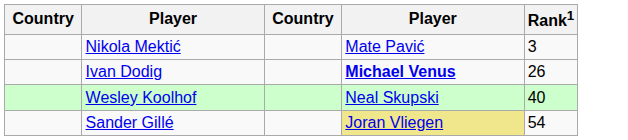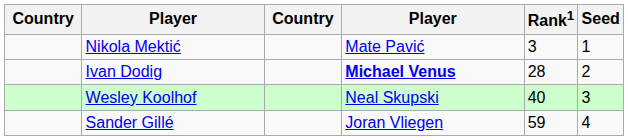+ column: (601, 19)
(537, 72) 26 -> (537, 72) 28
(394, 123) khaki background -> (394, 123) no background
(537, 123) 54 -> (537, 123) 59
